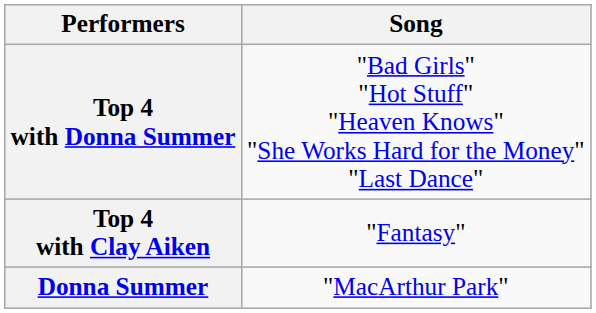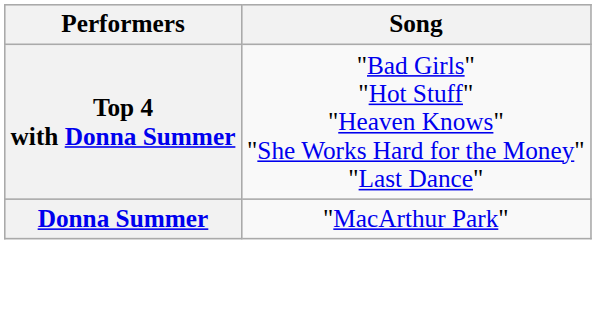- row: (123, 232)
